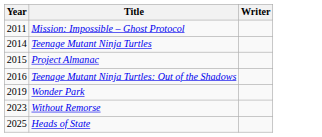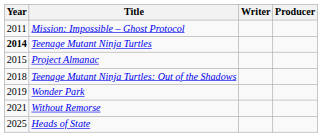+ column: (295, 12)
(17, 44) normal -> (17, 44) bold
(17, 76) 2016 -> (17, 76) 2018
(17, 108) 2023 -> (17, 108) 2021
